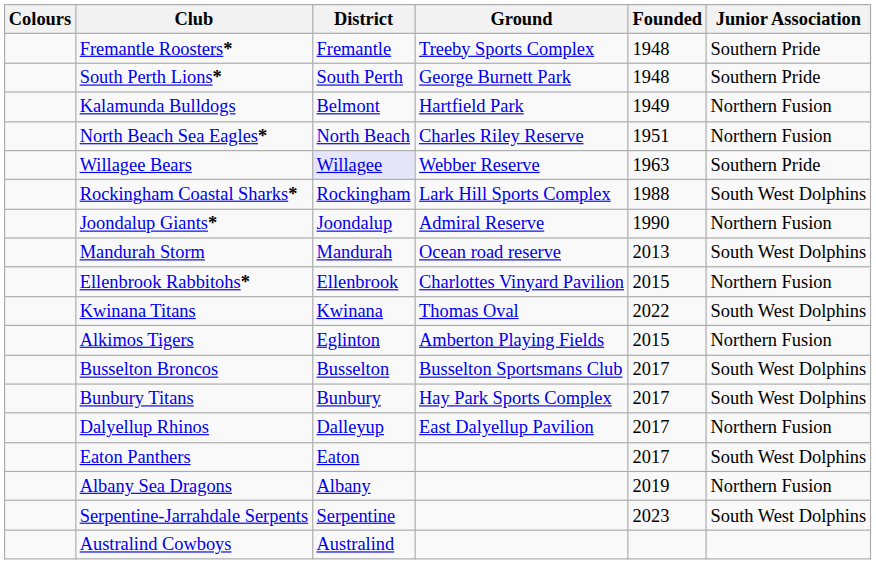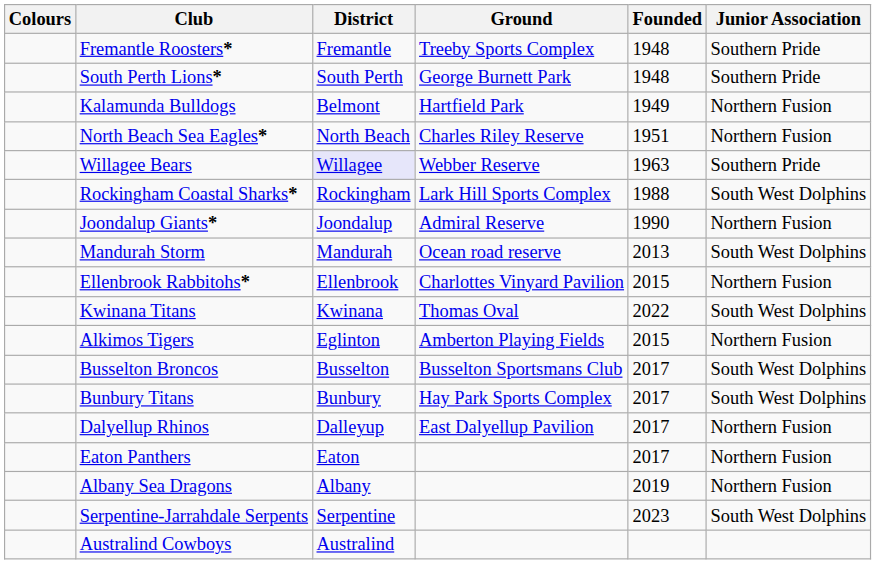(788, 456) South West Dolphins -> (771, 456) Northern Fusion
